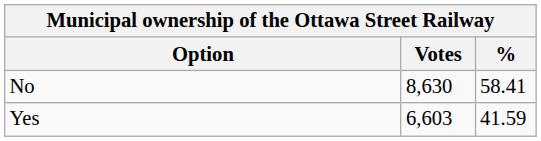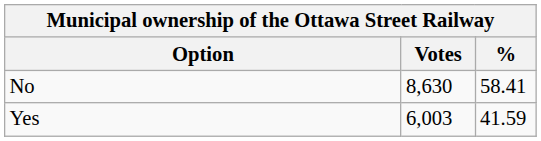(429, 119) 6,603 -> (429, 119) 6,003
